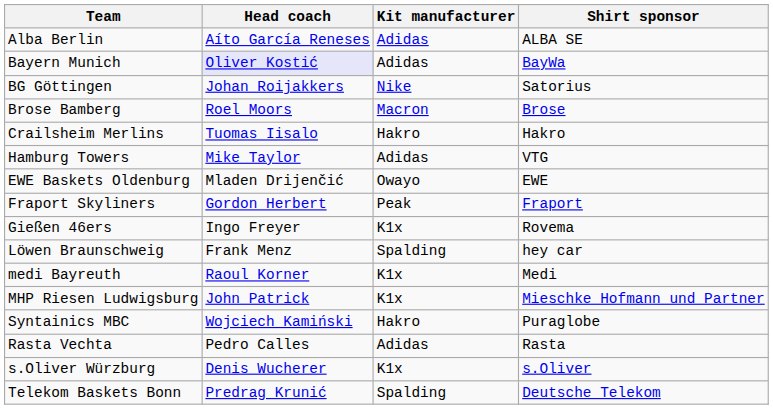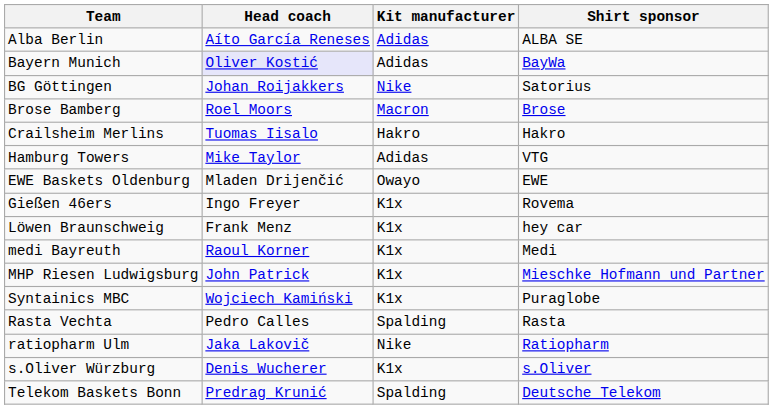- row: (82, 204)
(411, 251) Spalding -> (390, 228) K1x
(398, 322) Hakro -> (390, 299) K1x
(403, 346) Adidas -> (411, 322) Spalding
+ row: (69, 346)
